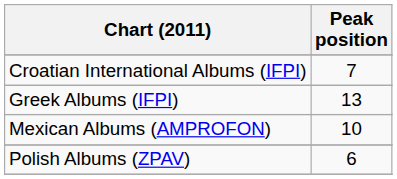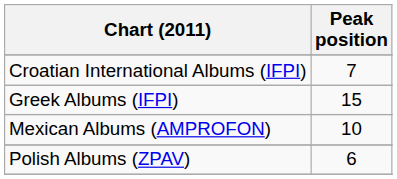(351, 99) 13 -> (351, 99) 15
